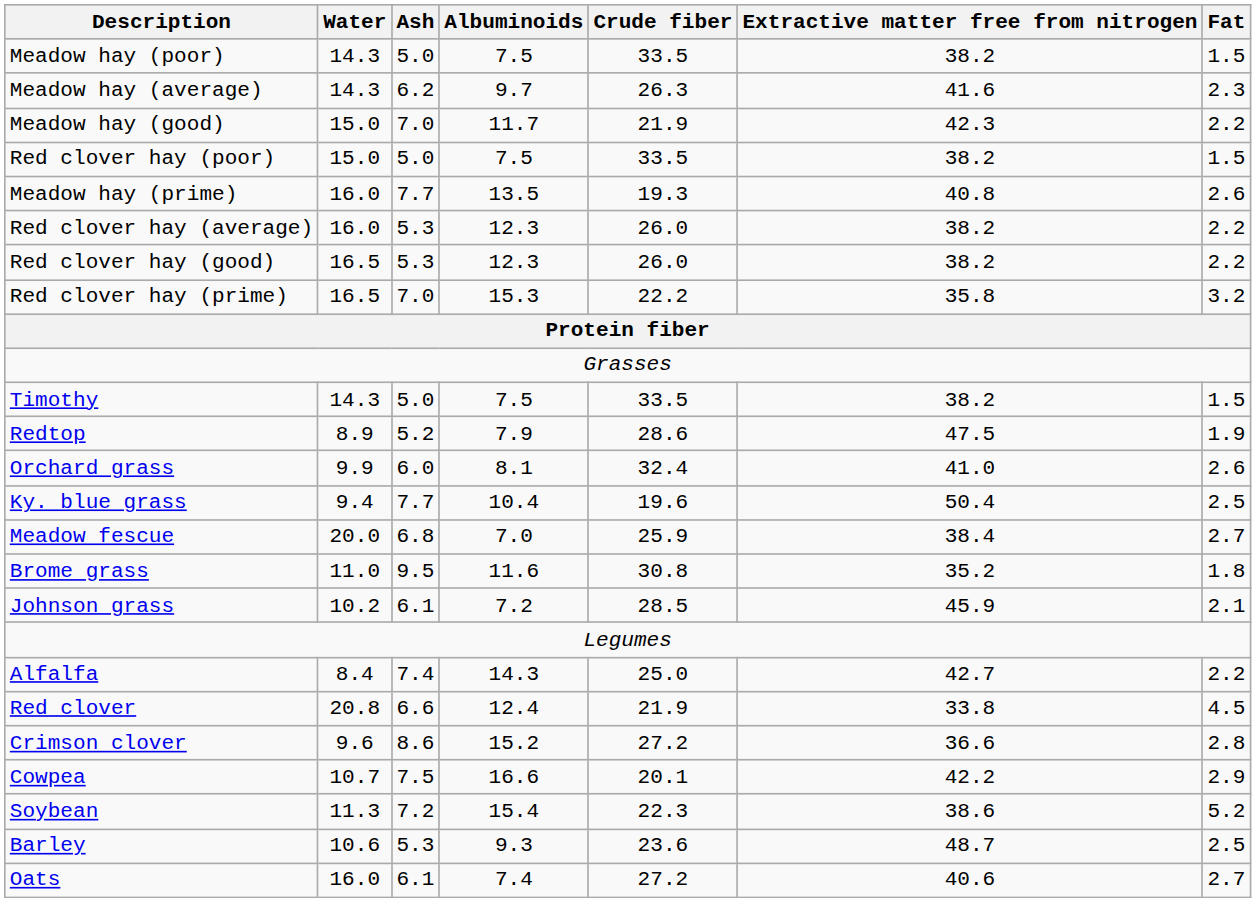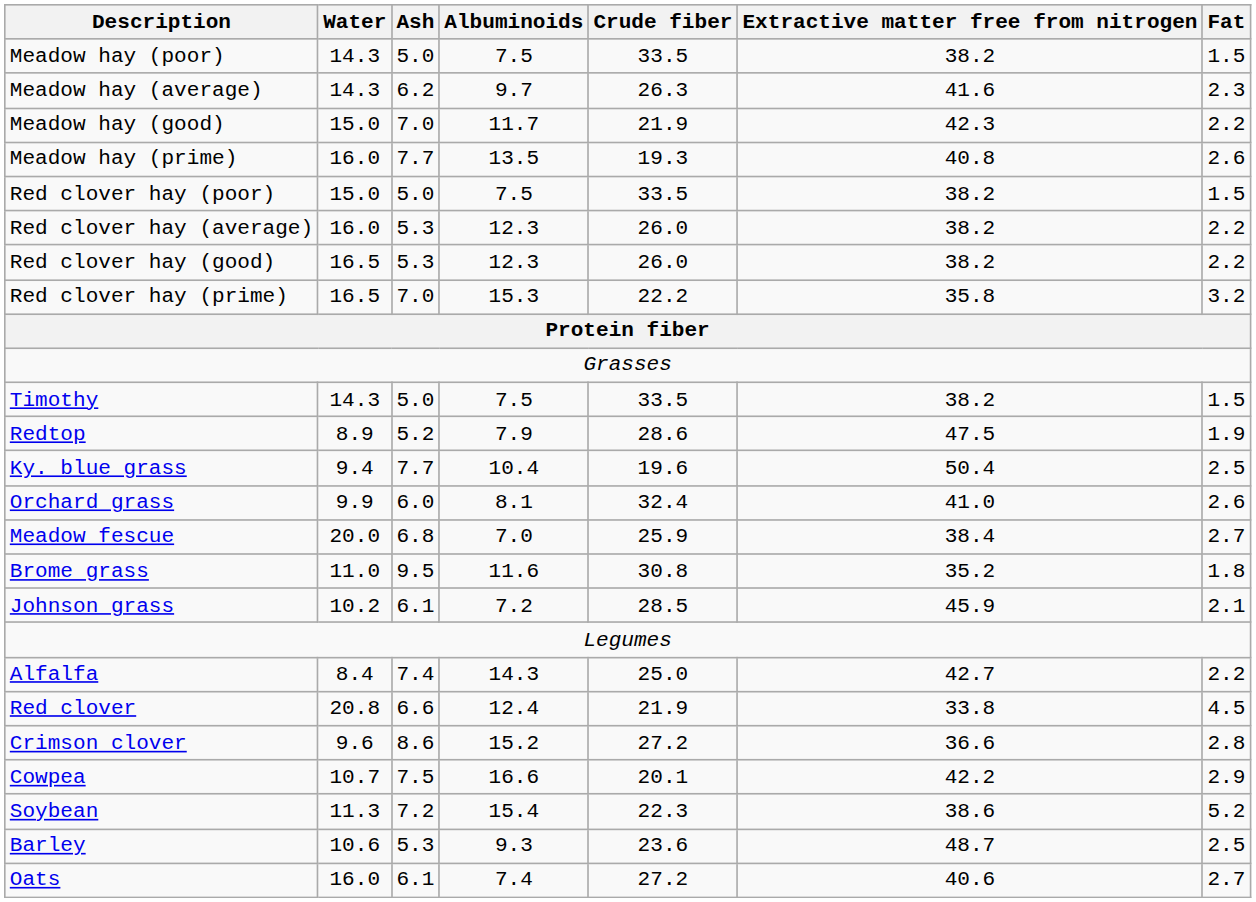rows swapped: (124, 194) <-> (143, 159)
rows swapped: (98, 503) <-> (92, 468)
